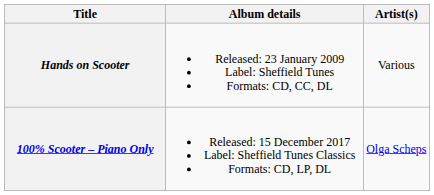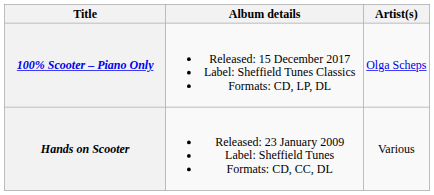rows swapped: (85, 65) <-> (85, 148)
